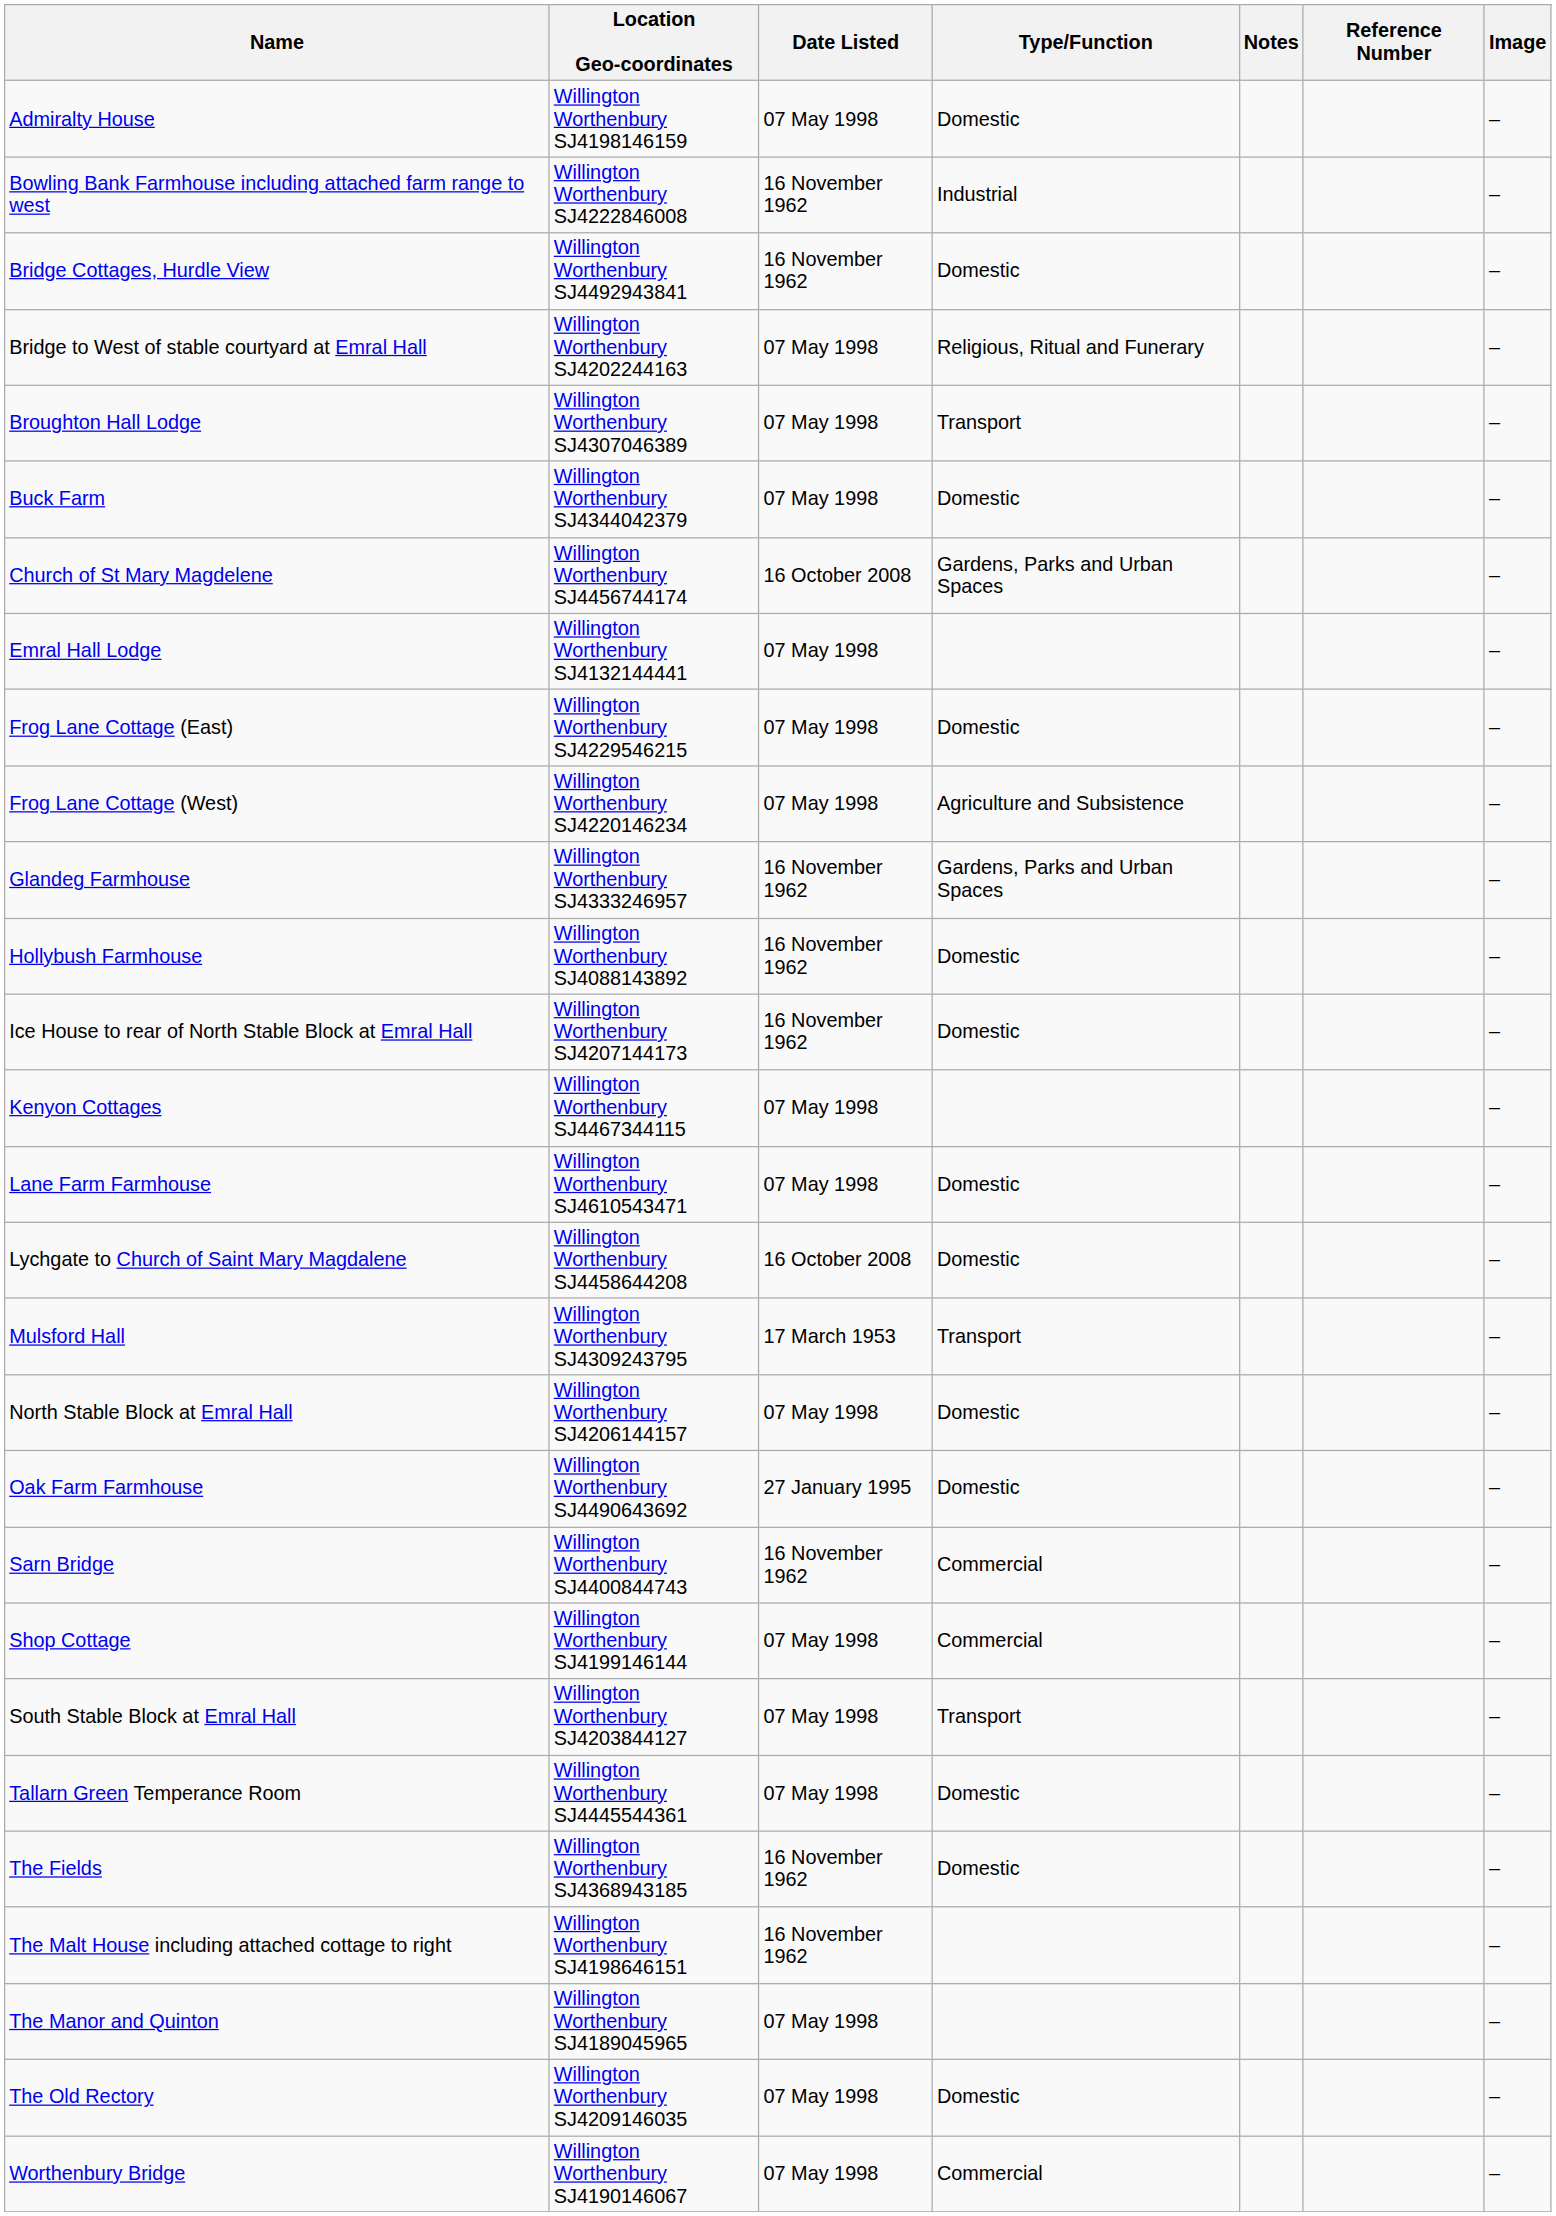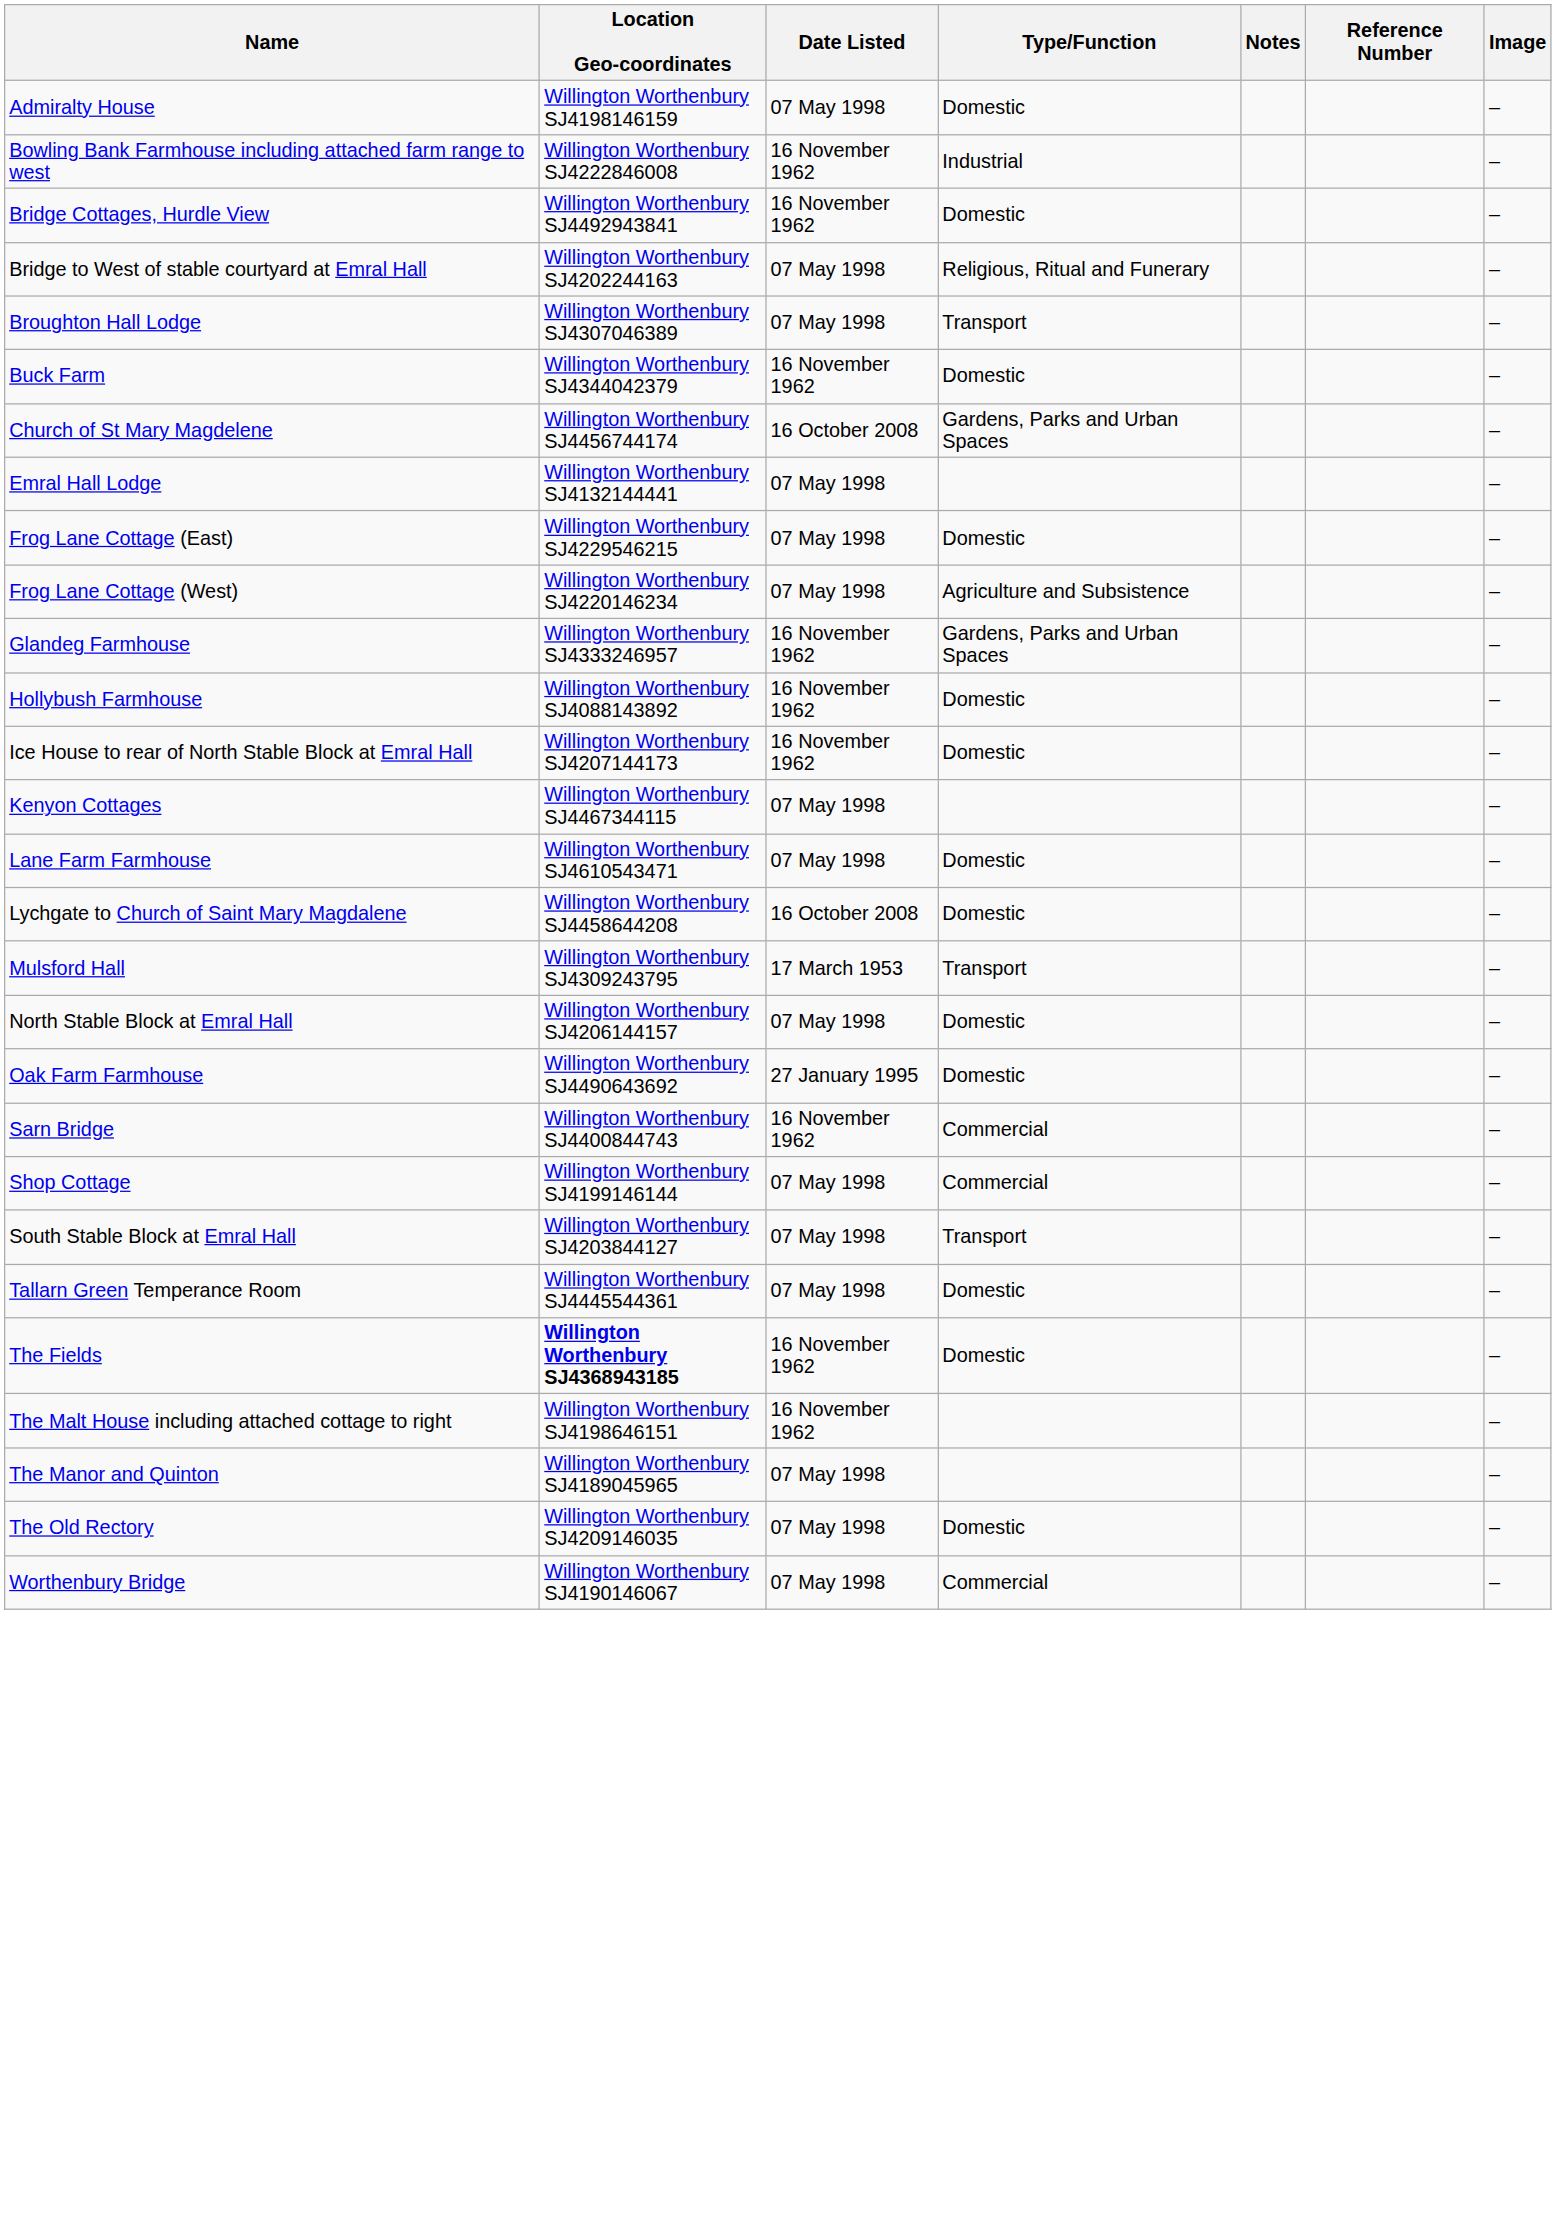(821, 499) 07 May 1998 -> (830, 376) 16 November 1962
(621, 1869) normal -> (612, 1355) bold
